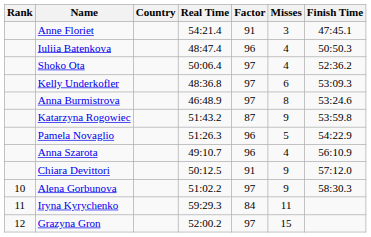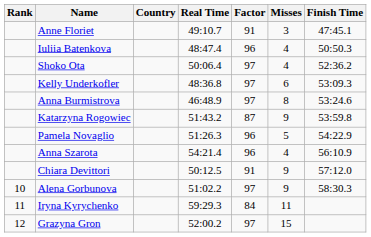(205, 30) 54:21.4 -> (205, 30) 49:10.7
(205, 153) 49:10.7 -> (205, 153) 54:21.4
